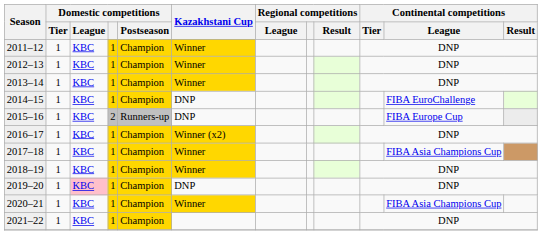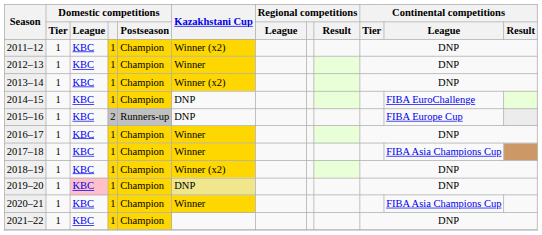(190, 48) Winner -> (200, 48) Winner (x2)
(190, 82) Winner -> (200, 82) Winner (x2)
(200, 134) Winner (x2) -> (190, 134) Winner
(190, 169) Winner -> (200, 169) Winner (x2)
(185, 186) no background -> (185, 186) khaki background
